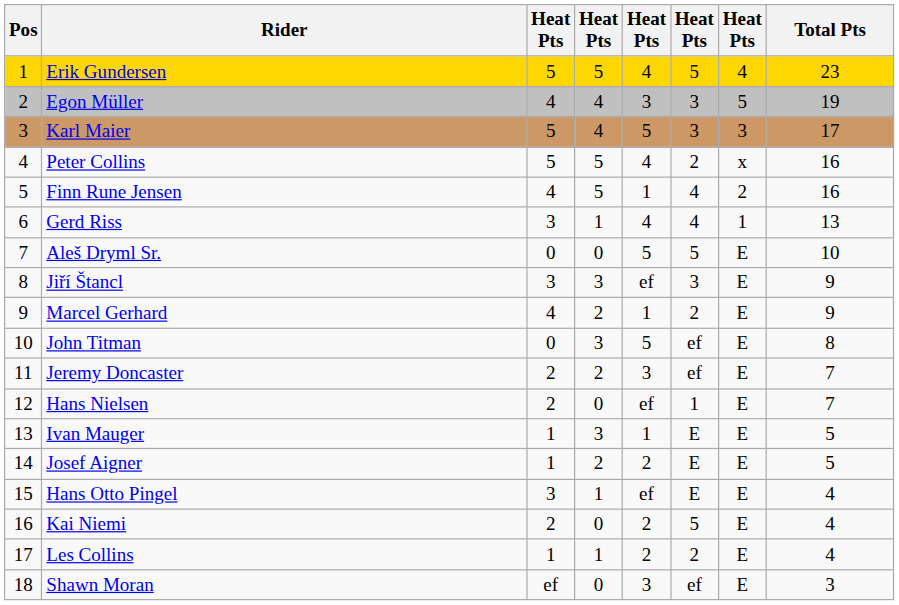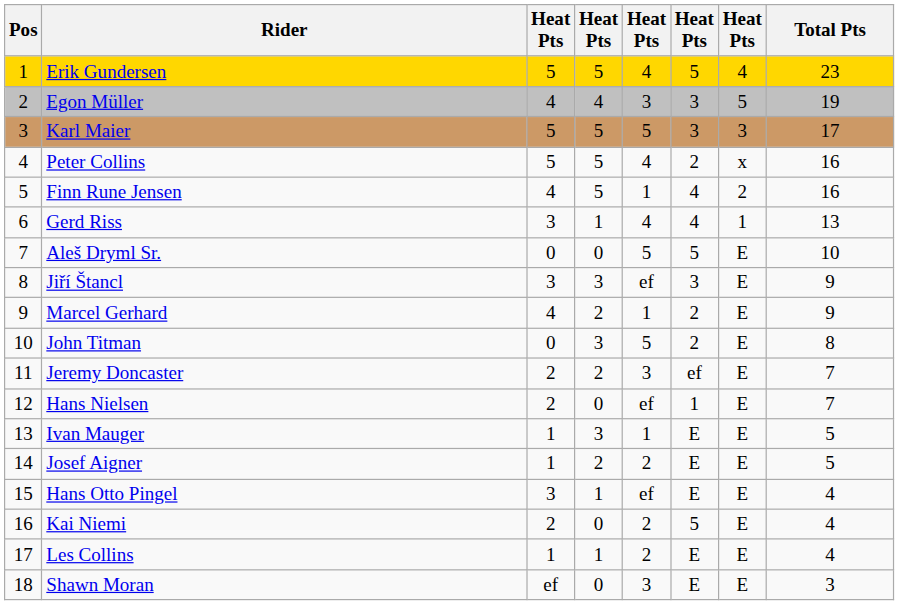(599, 131) 4 -> (599, 131) 5
(694, 342) ef -> (694, 342) 2
(694, 554) 2 -> (694, 554) E
(694, 584) ef -> (694, 584) E
